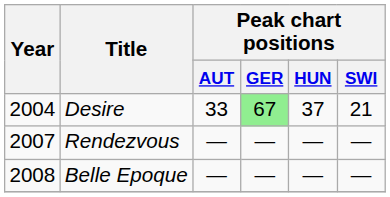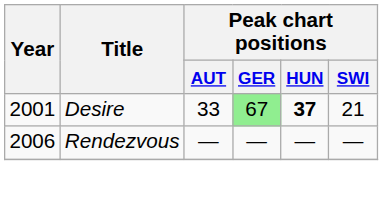(32, 109) 2004 -> (32, 109) 2001
(313, 109) normal -> (305, 109) bold
(32, 142) 2007 -> (32, 142) 2006
- row: (126, 175)
